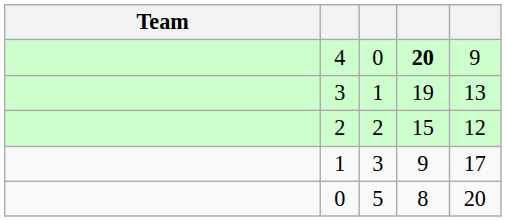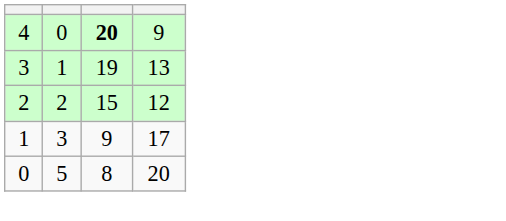- column: (163, 22)
